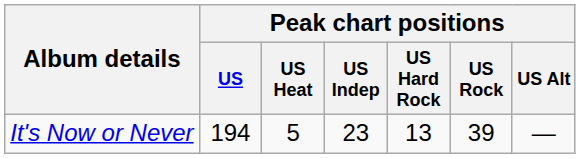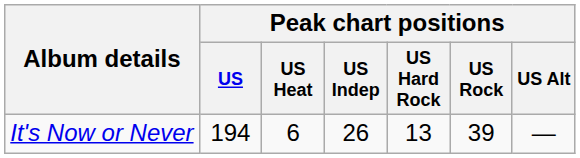(293, 133) 5 -> (293, 133) 6
(356, 133) 23 -> (356, 133) 26
